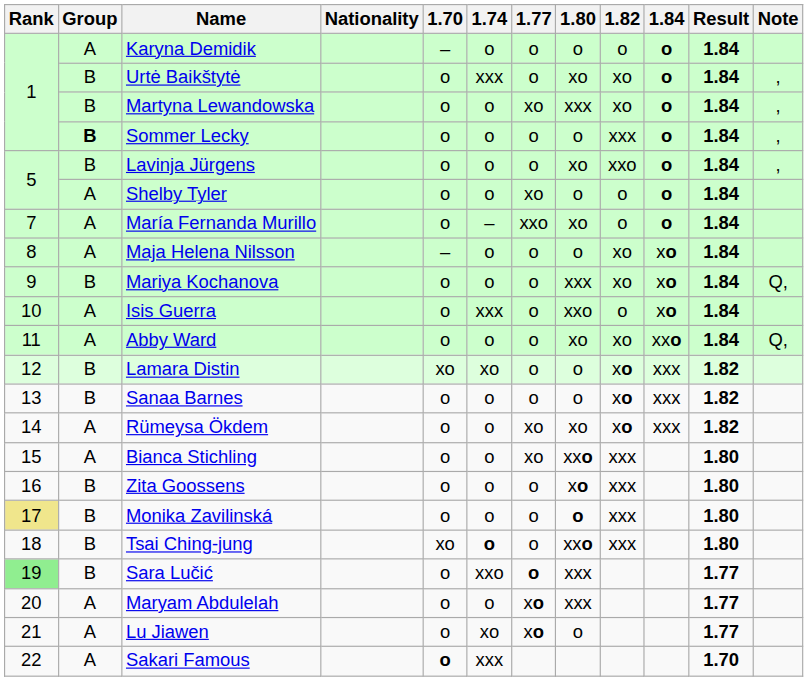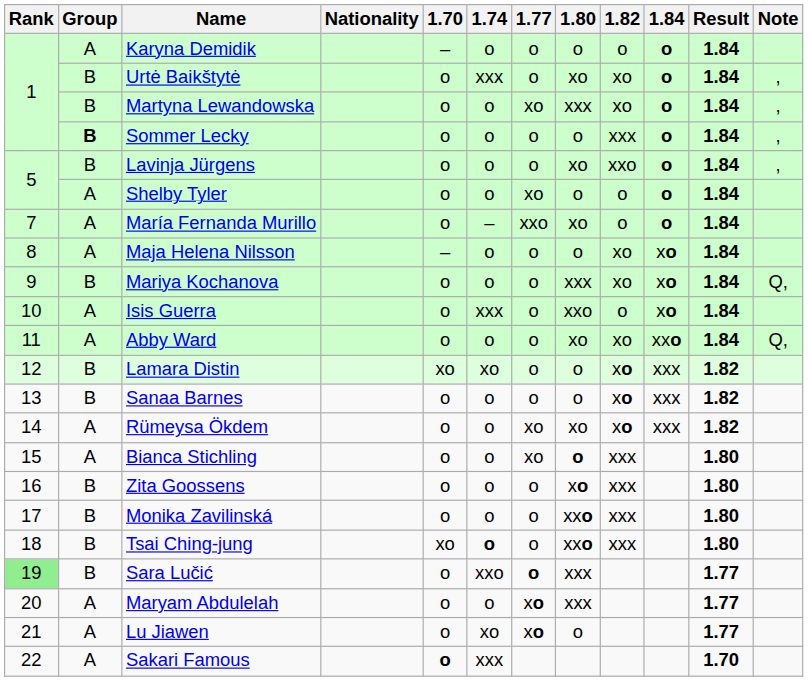(578, 456) xxo -> (578, 456) o
(31, 515) khaki background -> (31, 515) no background
(578, 515) o -> (578, 515) xxo
